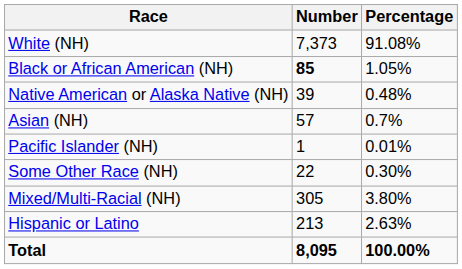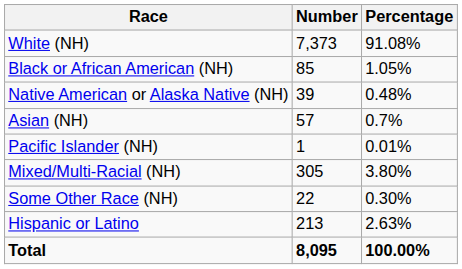(305, 69) bold -> (305, 69) normal
rows swapped: (93, 172) <-> (94, 198)
